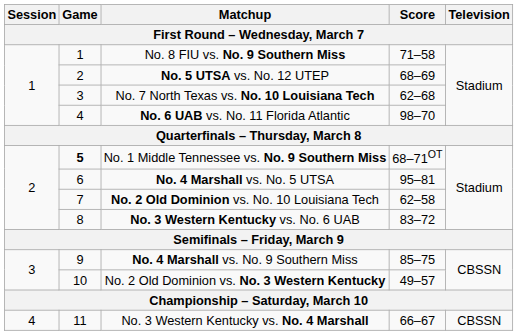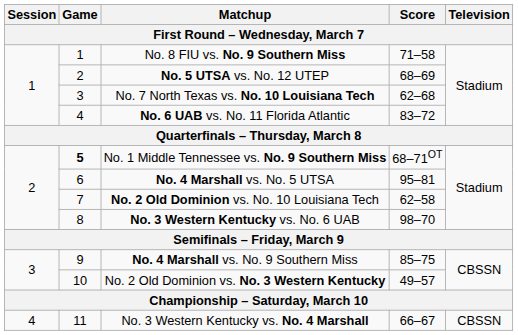(417, 116) 98–70 -> (417, 116) 83–72
(417, 219) 83–72 -> (417, 219) 98–70
